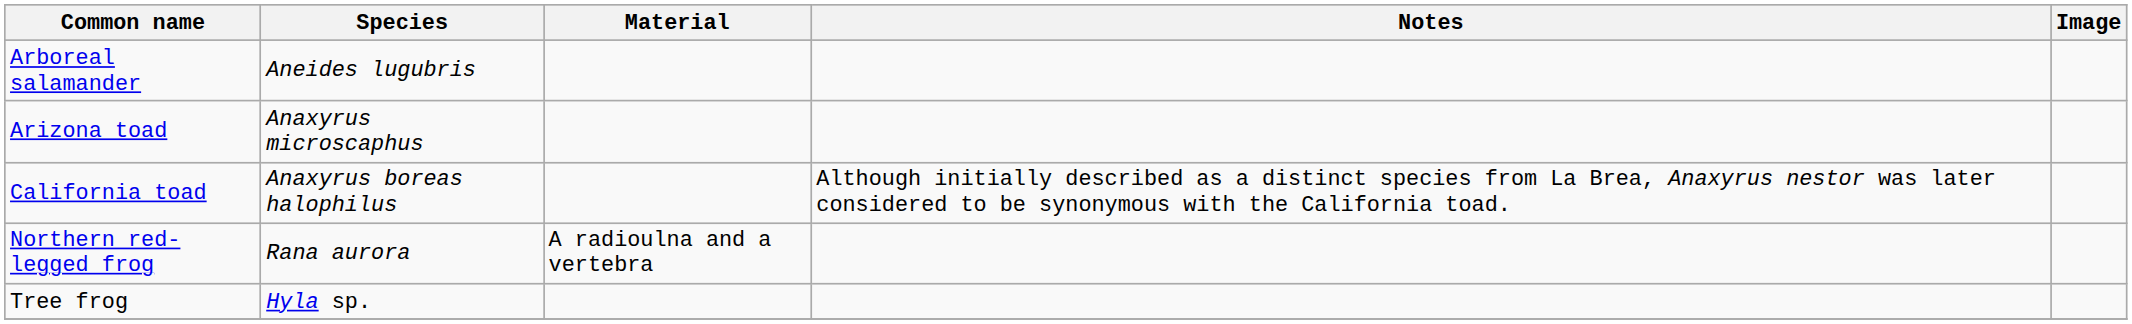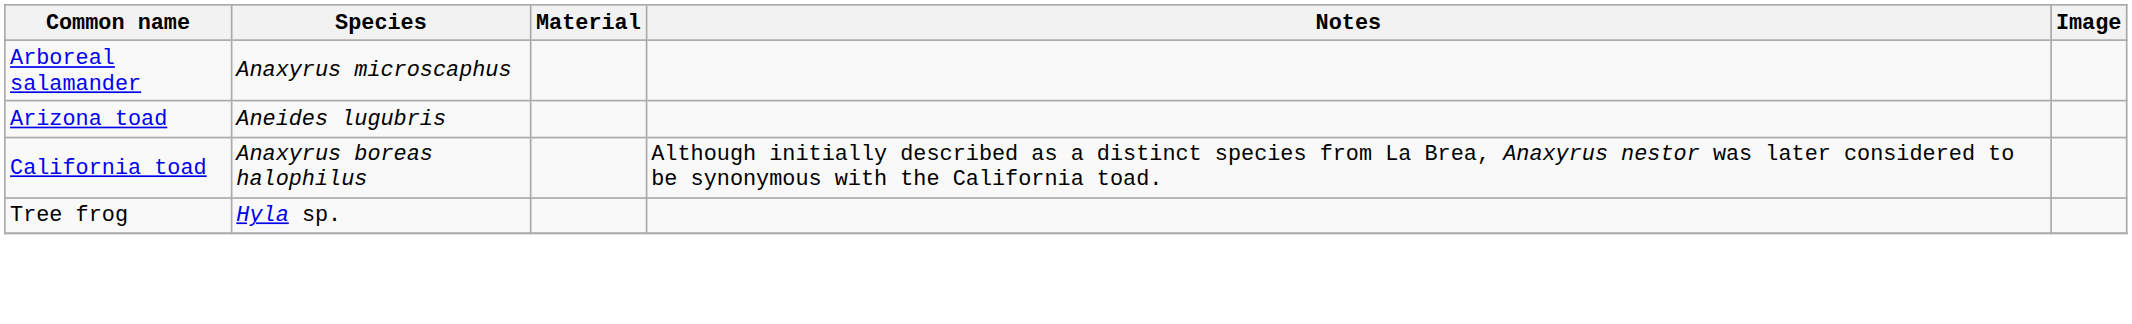(371, 71) Aneides lugubris -> (374, 71) Anaxyrus microscaphus
(345, 132) Anaxyrus microscaphus -> (341, 119) Aneides lugubris
- row: (95, 253)
